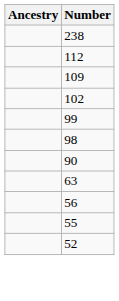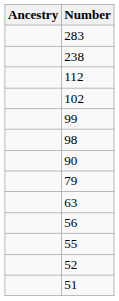+ row: (74, 35)
- row: (74, 77)
+ row: (71, 181)
+ row: (71, 285)
